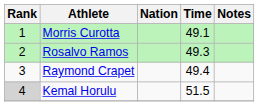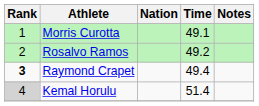(198, 52) 49.3 -> (198, 52) 49.2
(22, 71) normal -> (22, 71) bold
(198, 91) 51.5 -> (198, 91) 51.4
